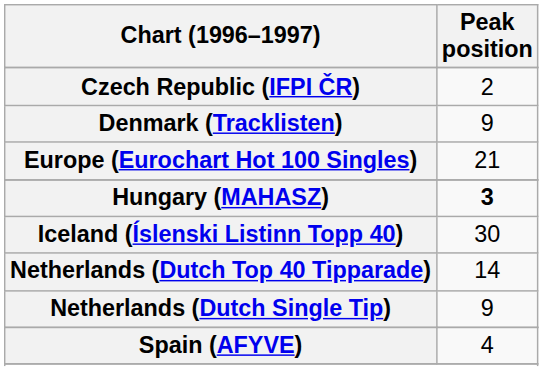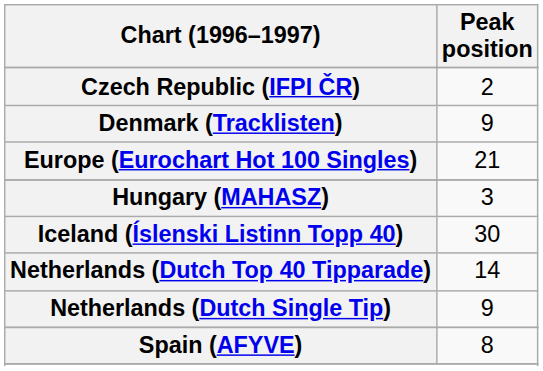(487, 197) bold -> (487, 197) normal
(487, 345) 4 -> (487, 345) 8
